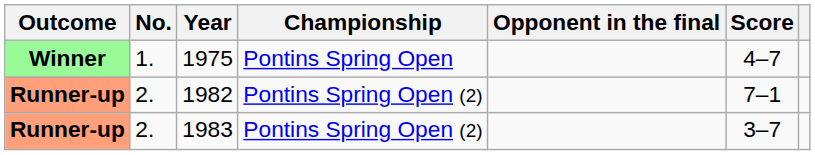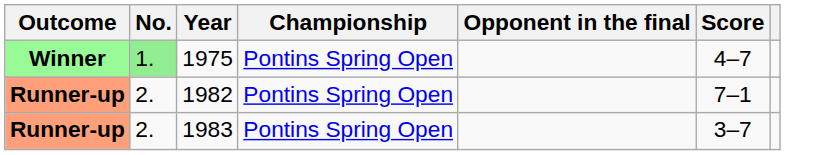(145, 58) no background -> (145, 58) lightgreen background
(363, 94) Pontins Spring Open (2) -> (348, 94) Pontins Spring Open
(363, 130) Pontins Spring Open (2) -> (348, 130) Pontins Spring Open
